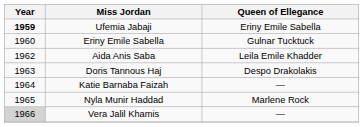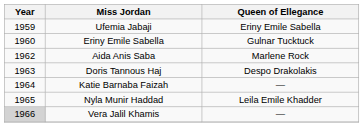(25, 27) bold -> (25, 27) normal
(280, 56) Leila Emile Khadder -> (280, 56) Marlene Rock
(280, 100) Marlene Rock -> (280, 100) Leila Emile Khadder
